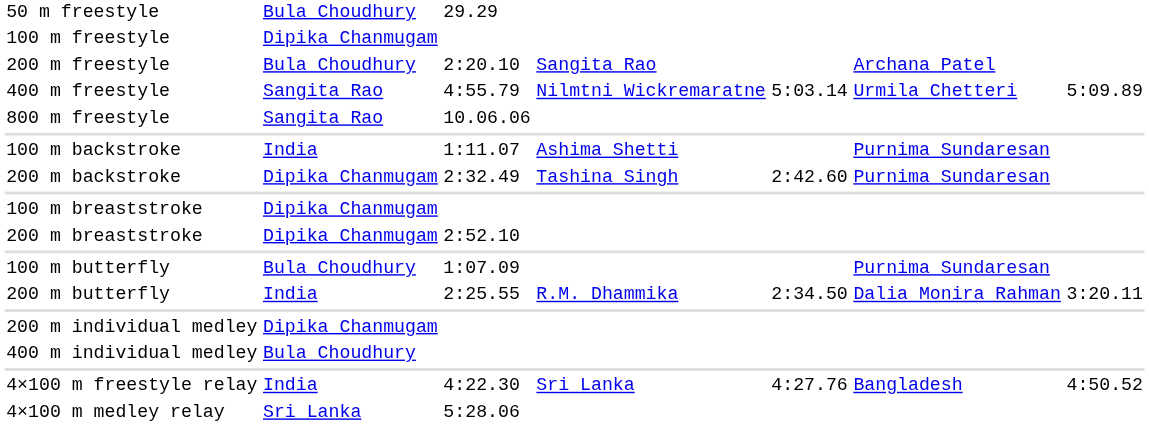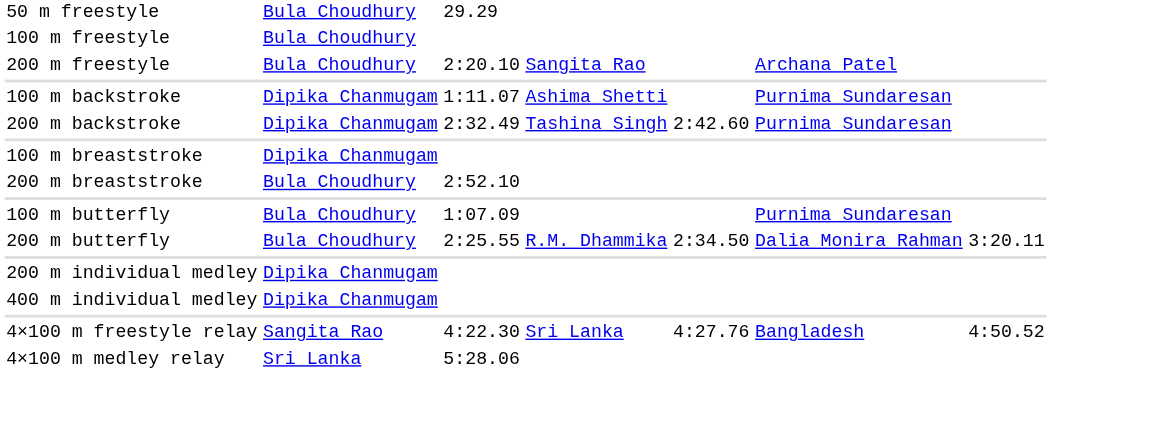(350, 38) Dipika Chanmugam -> (339, 38) Bula Choudhury
- row: (88, 92)
- row: (88, 118)
(290, 150) India -> (350, 97) Dipika Chanmugam
(350, 236) Dipika Chanmugam -> (339, 182) Bula Choudhury
(290, 294) India -> (339, 241) Bula Choudhury
(339, 353) Bula Choudhury -> (350, 300) Dipika Chanmugam
(290, 386) India -> (323, 332) Sangita Rao
